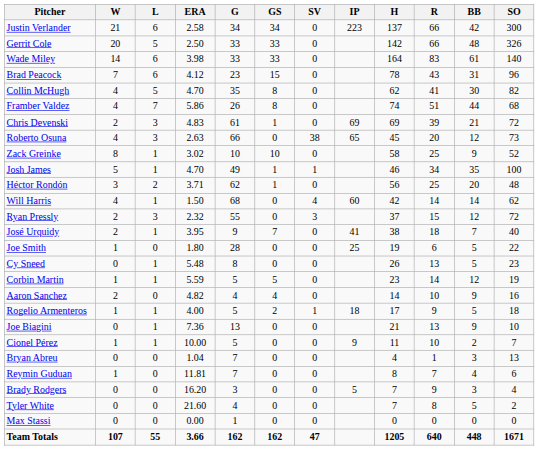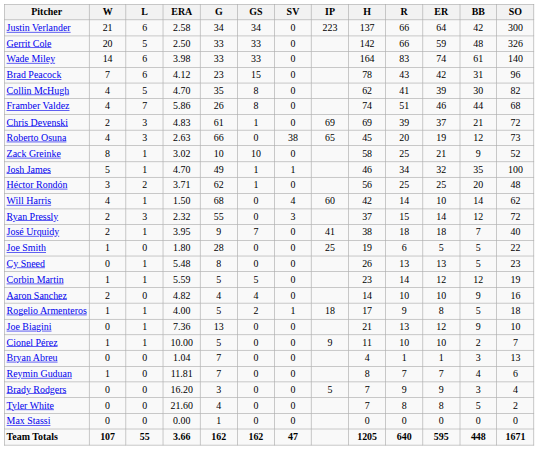+ column: (441, 12)
